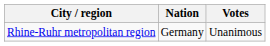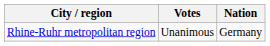columns swapped: (182, 13) <-> (236, 13)
